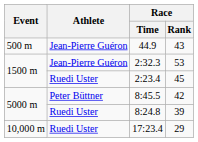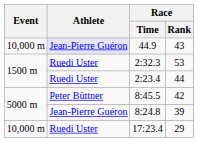(19, 46) 500 m -> (26, 46) 10,000 m
(89, 46) no background -> (89, 46) lavender background
(89, 63) Jean-Pierre Guéron -> (74, 63) Ruedi Uster
(179, 79) 45 -> (179, 79) 44
(74, 112) Ruedi Uster -> (89, 112) Jean-Pierre Guéron
